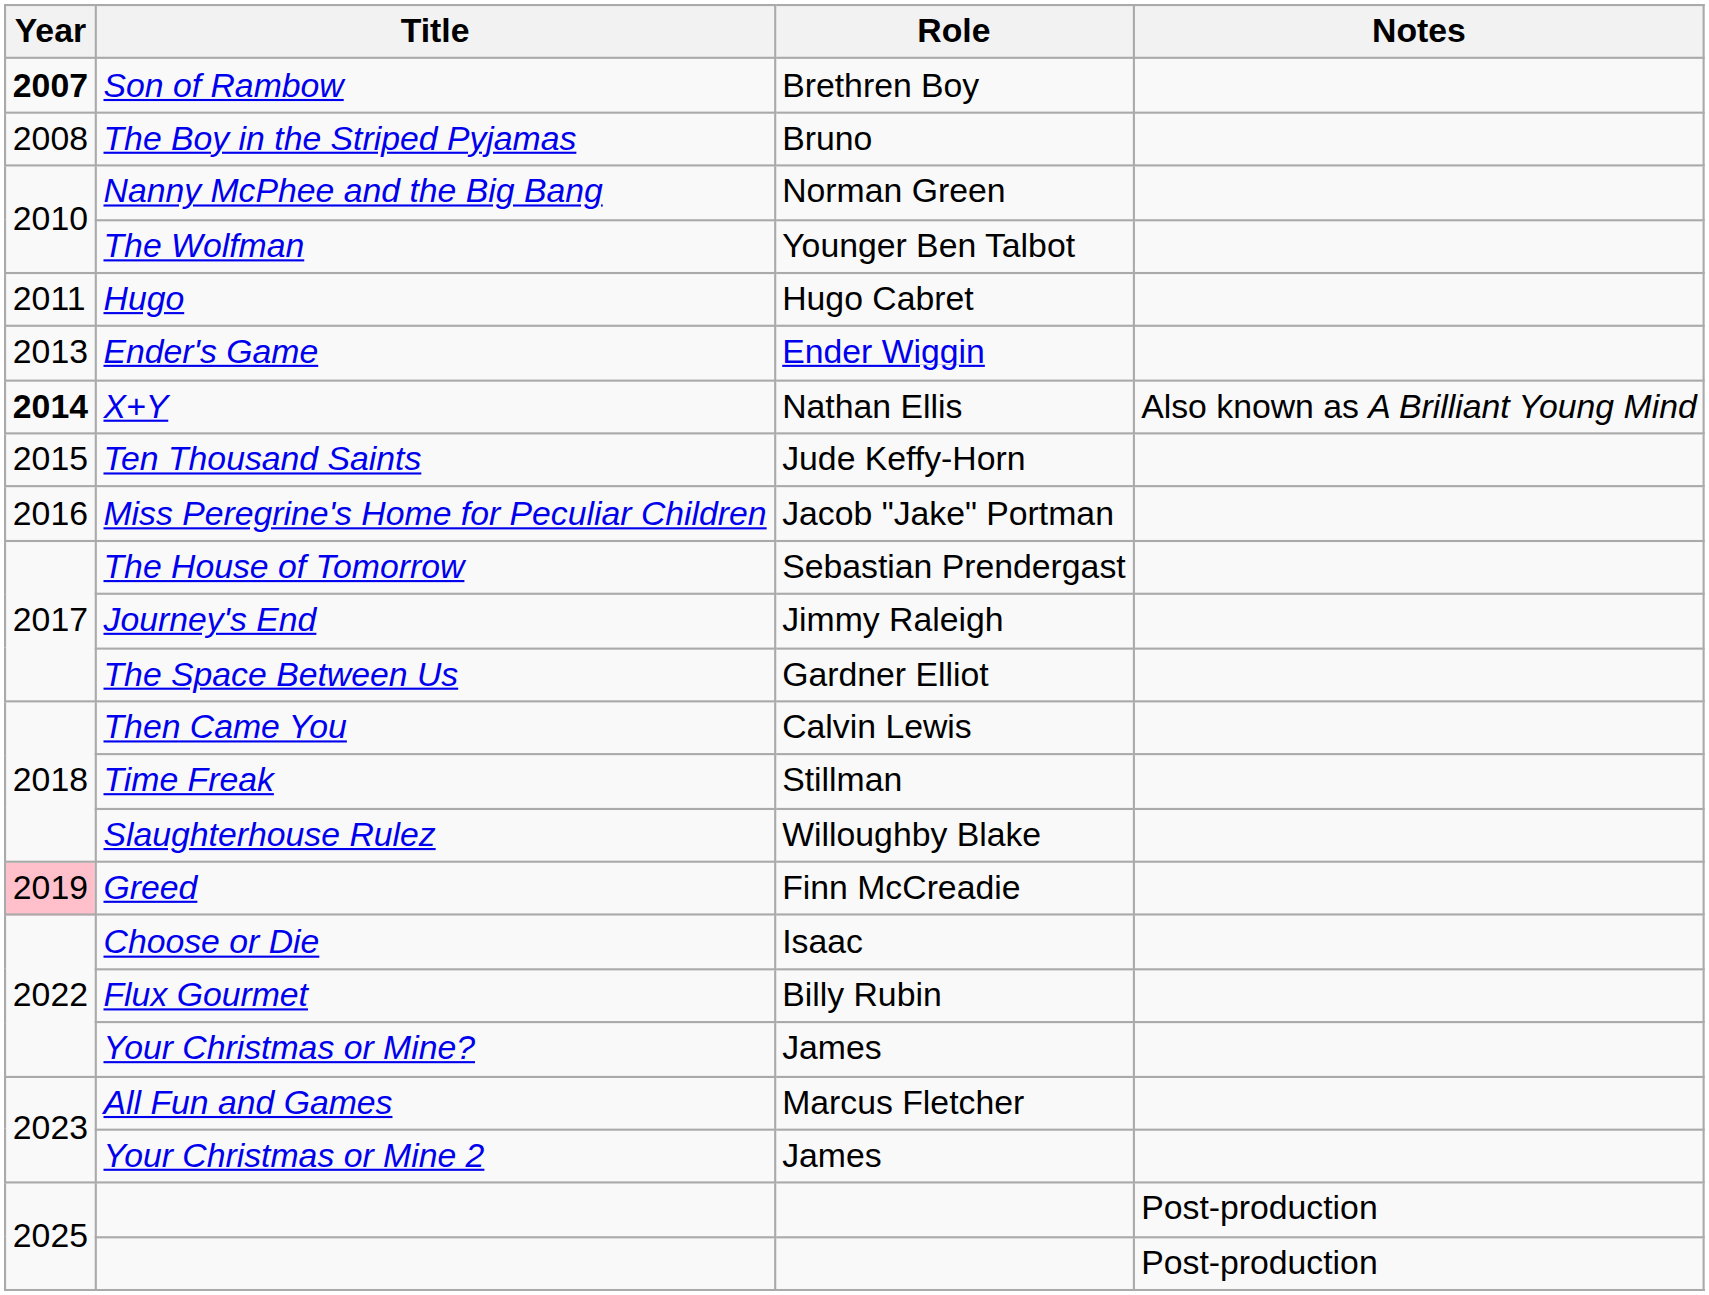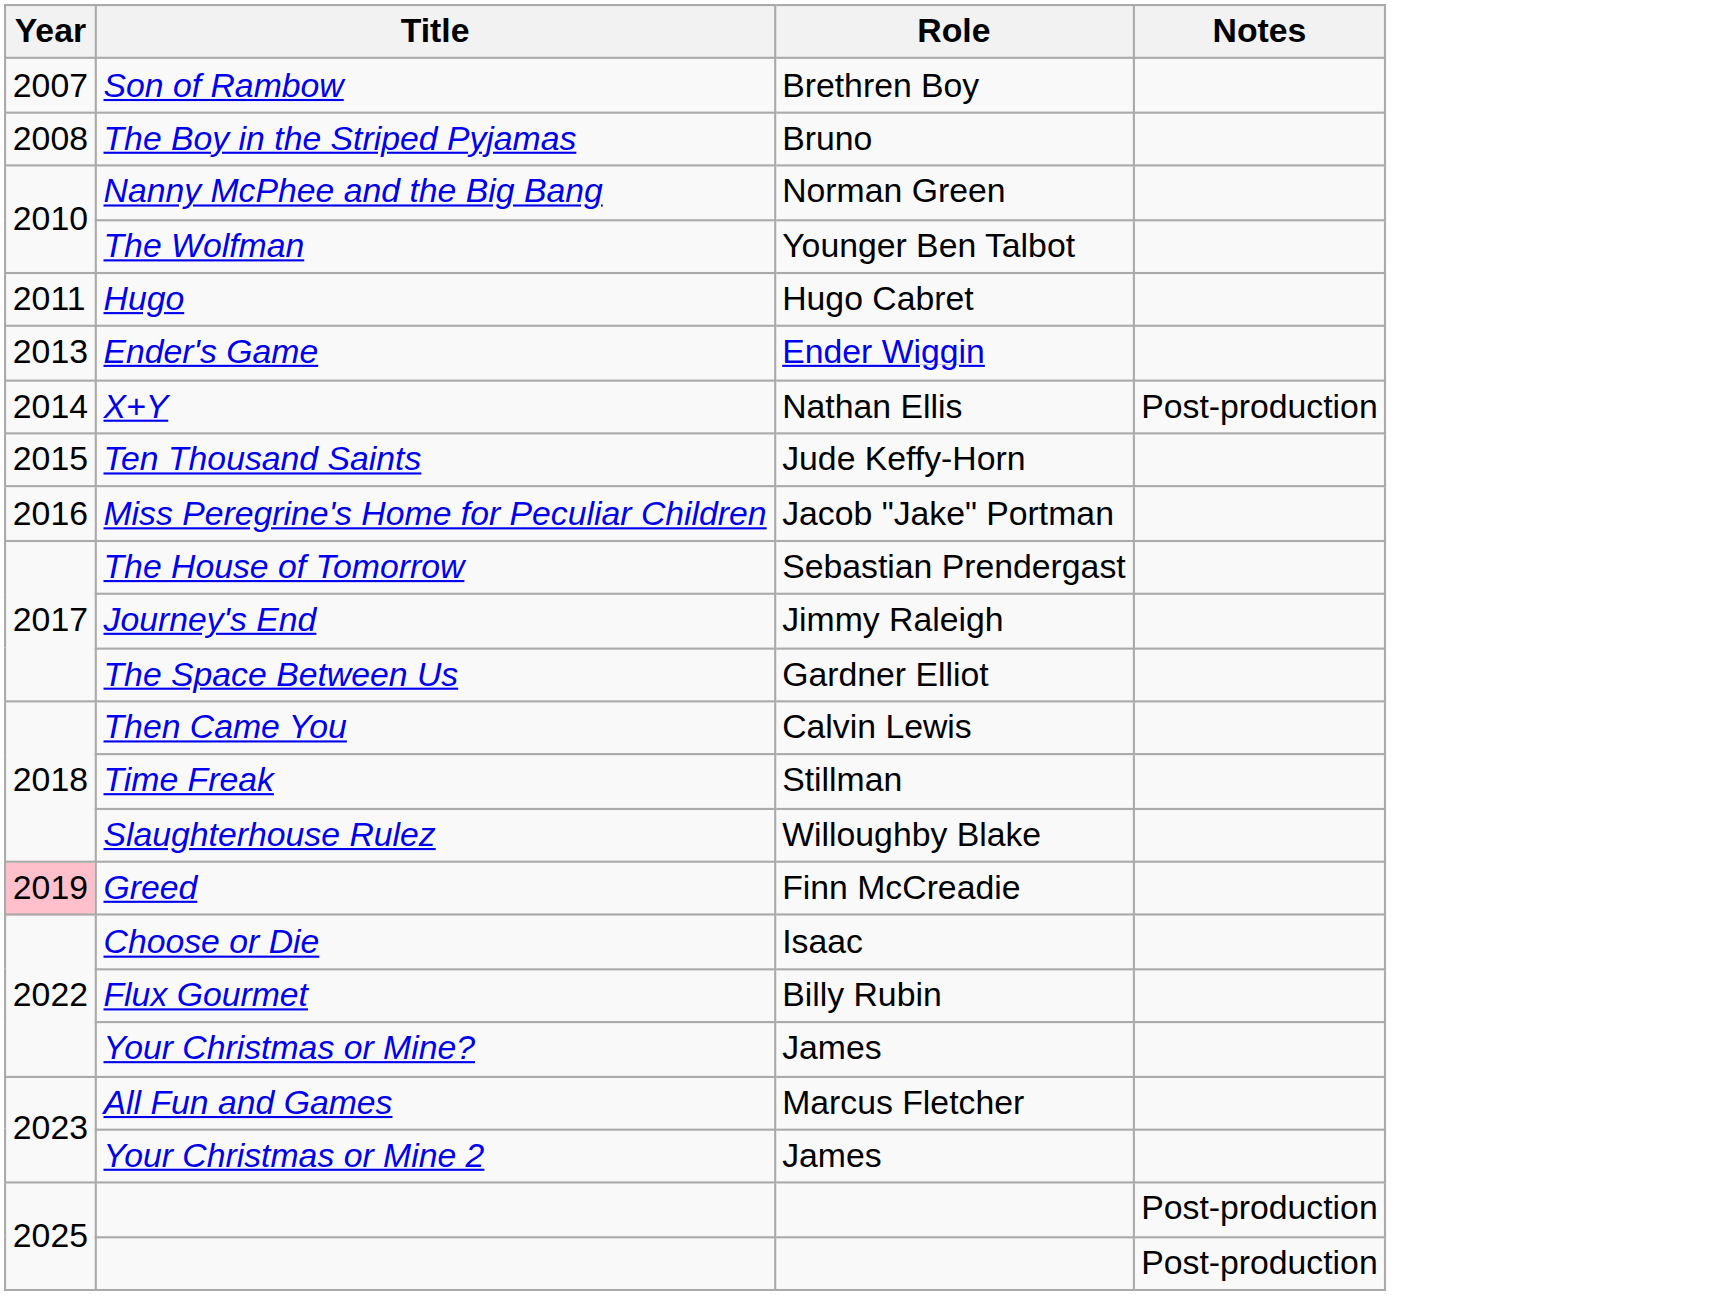(50, 84) bold -> (50, 84) normal
(50, 406) bold -> (50, 406) normal
(1419, 406) Also known as A Brilliant Young Mind -> (1259, 406) Post-production
